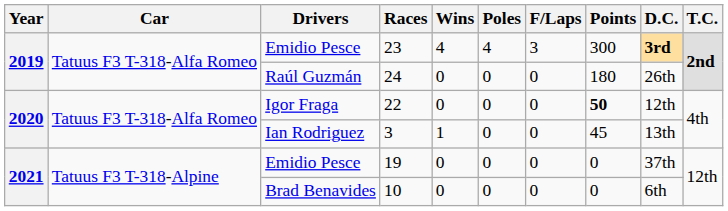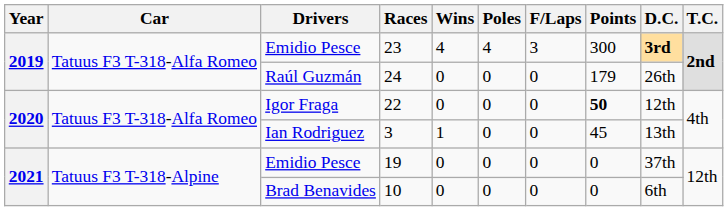(603, 75) 180 -> (603, 75) 179
